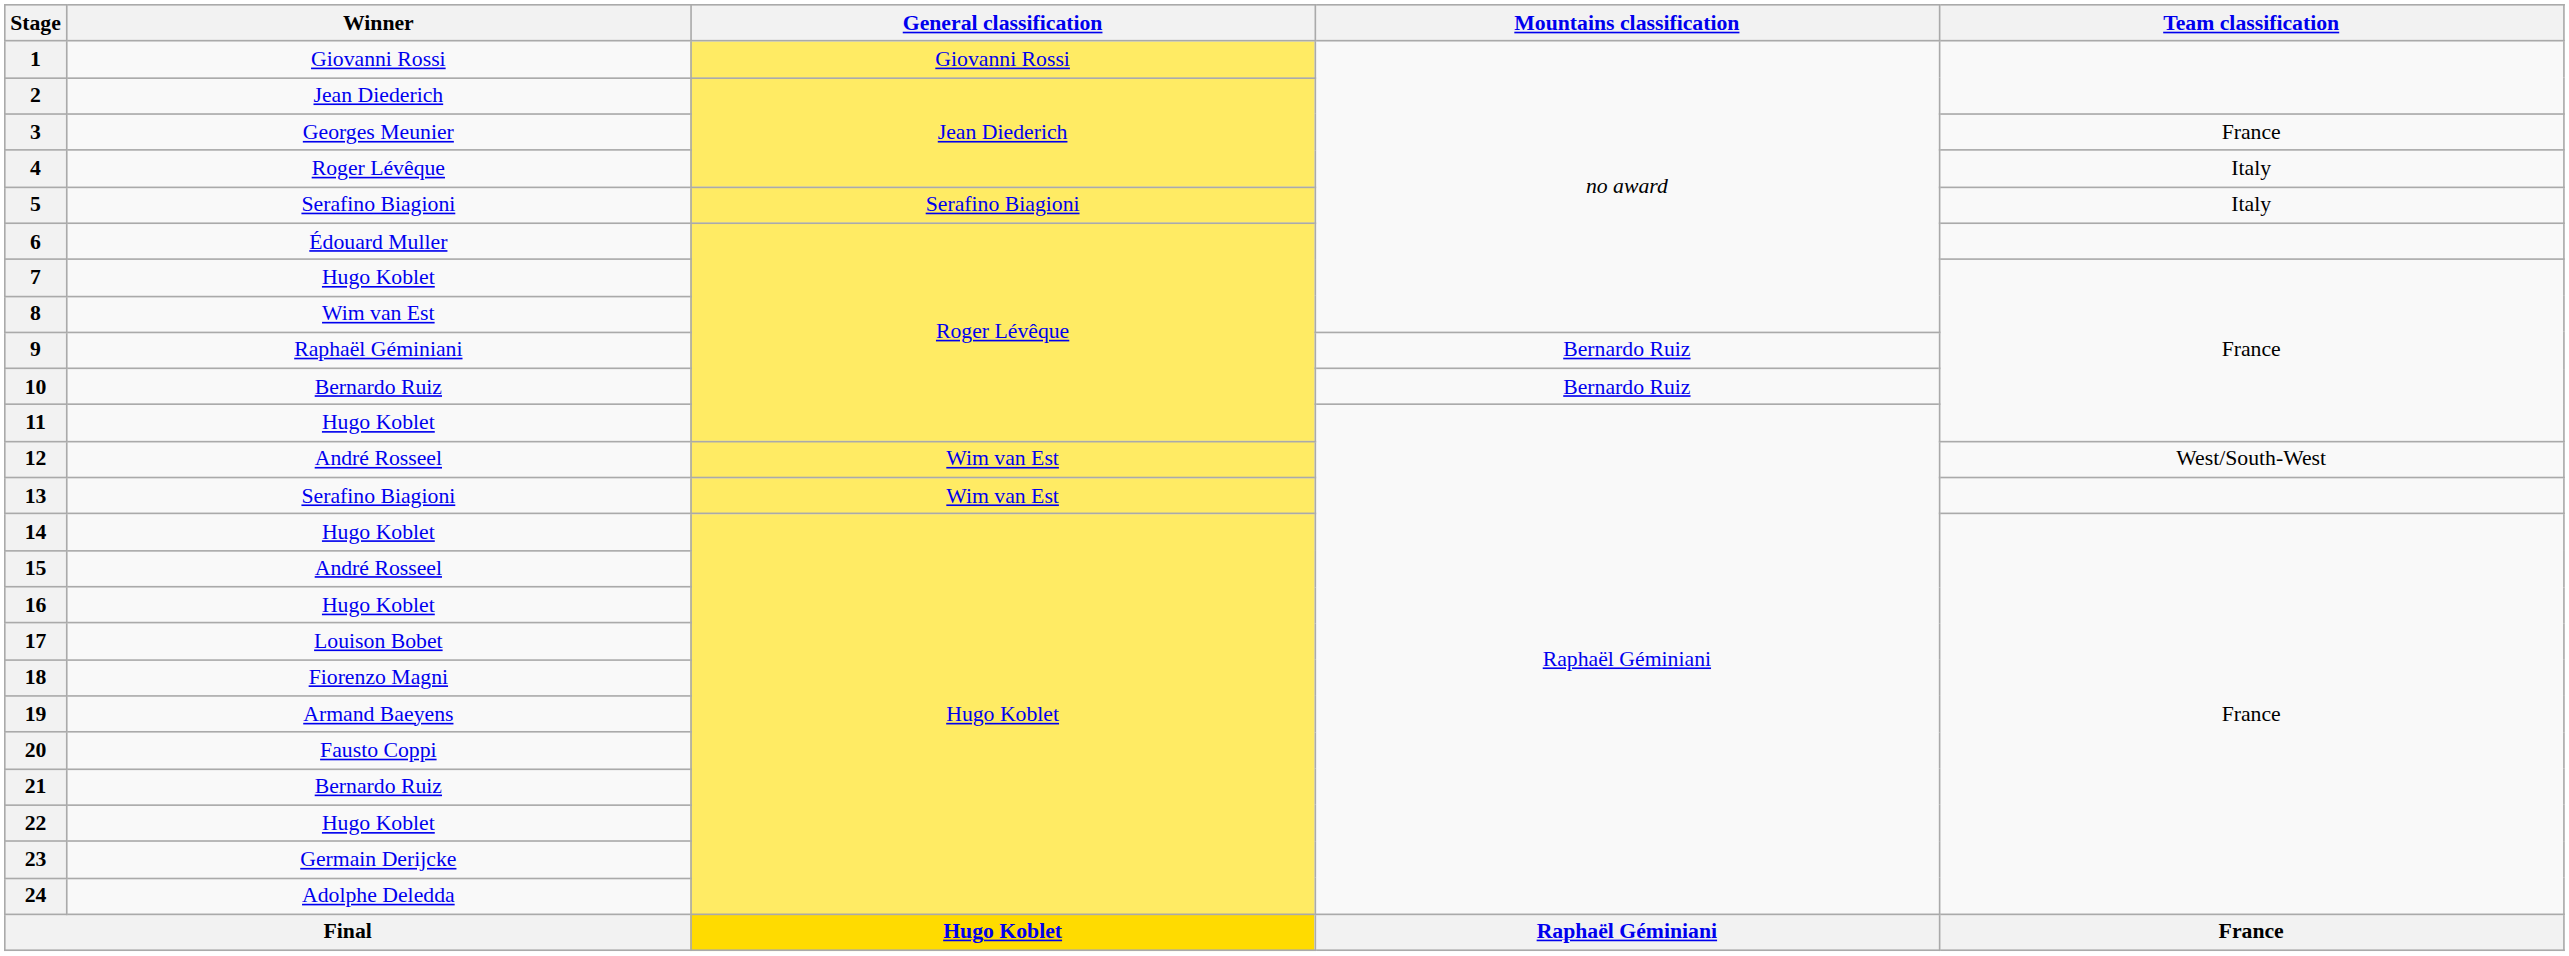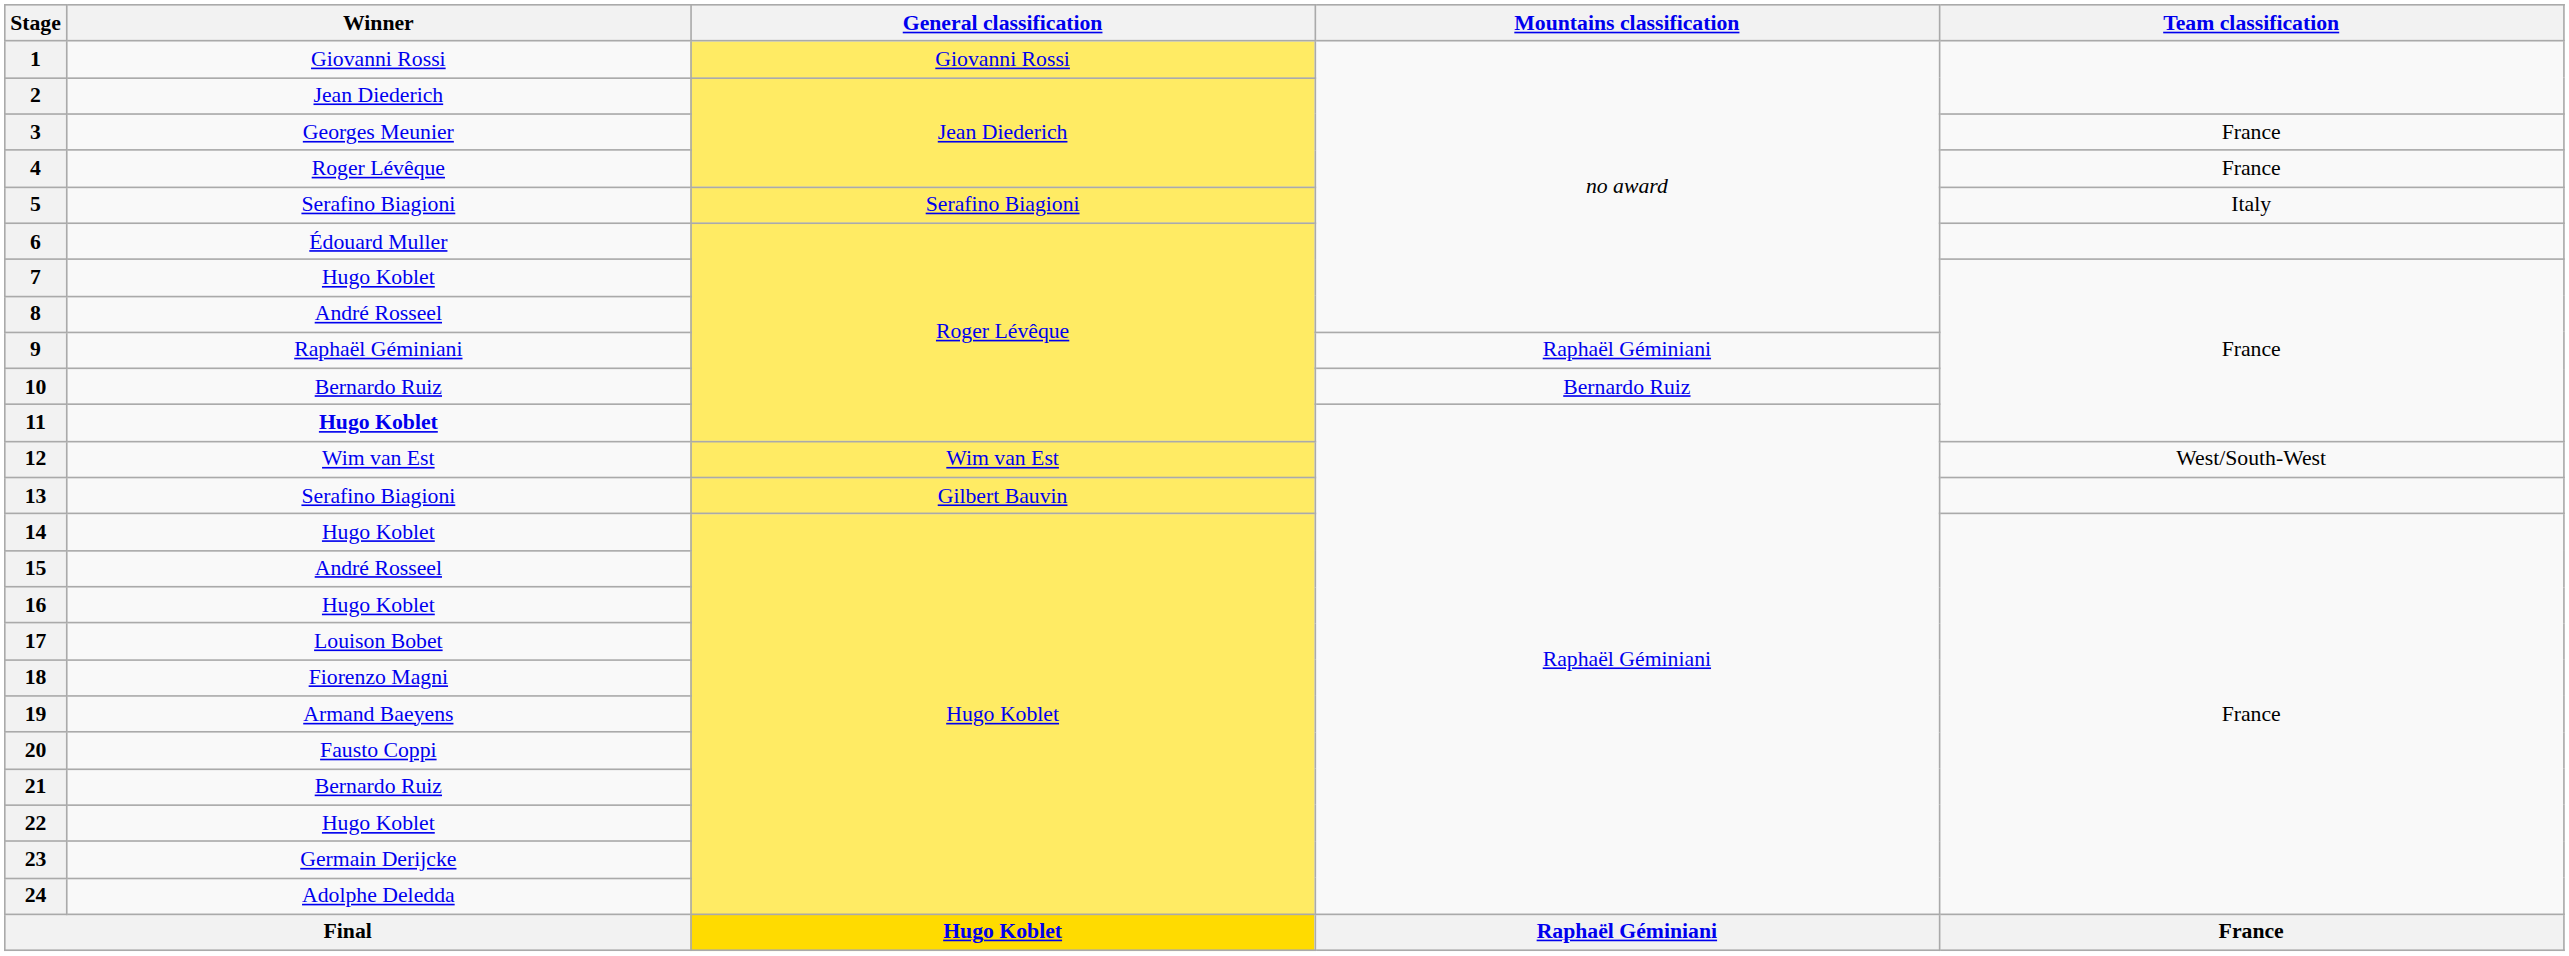(2251, 168) Italy -> (2251, 168) France
(378, 313) Wim van Est -> (378, 313) André Rosseel
(1627, 350) Bernardo Ruiz -> (1627, 350) Raphaël Géminiani
(378, 423) normal -> (378, 423) bold
(378, 459) André Rosseel -> (378, 459) Wim van Est
(1003, 495) Wim van Est -> (1003, 495) Gilbert Bauvin
